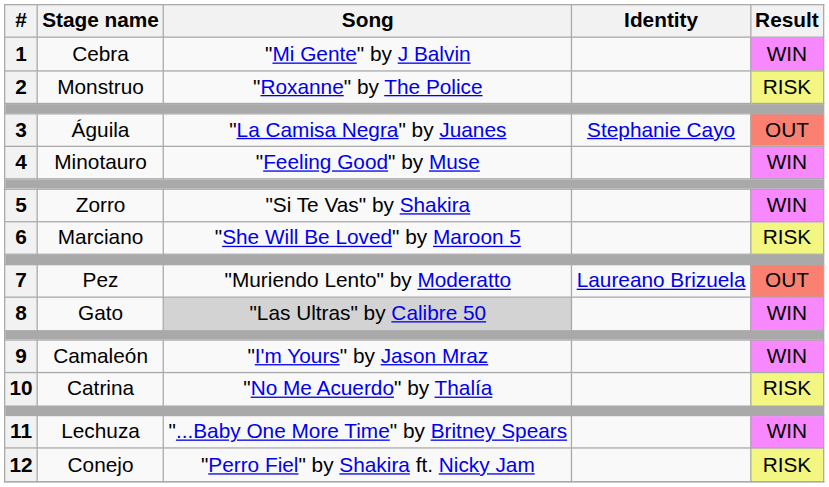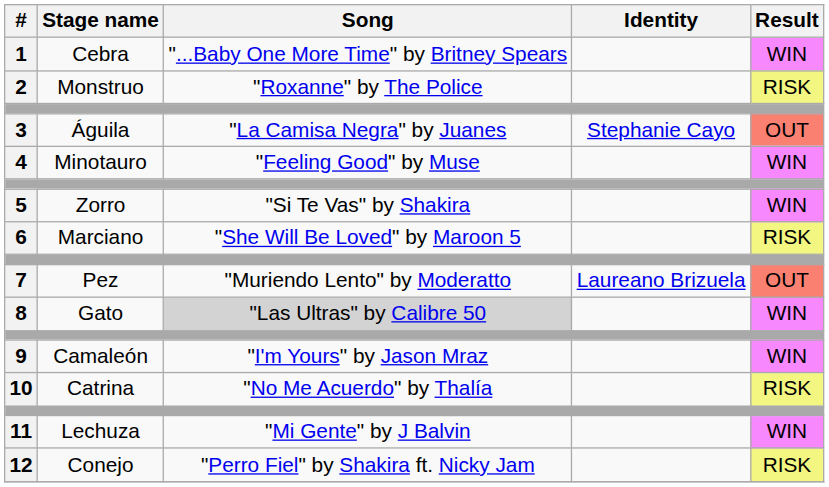(368, 53) "Mi Gente" by J Balvin -> (368, 53) "...Baby One More Time" by Britney Spears
(368, 431) "...Baby One More Time" by Britney Spears -> (368, 431) "Mi Gente" by J Balvin
